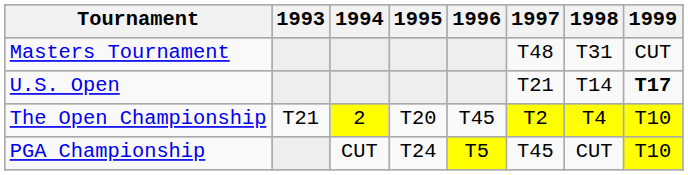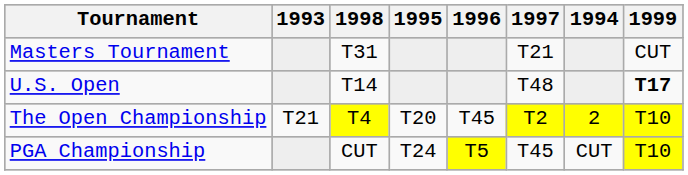columns swapped: (359, 22) <-> (594, 22)
(535, 55) T48 -> (535, 55) T21
(535, 87) T21 -> (535, 87) T48
